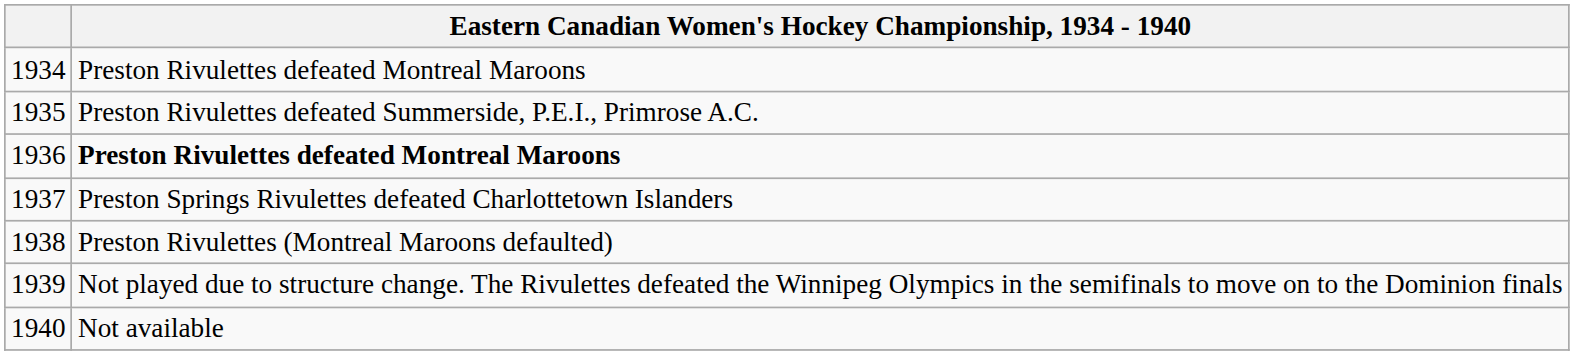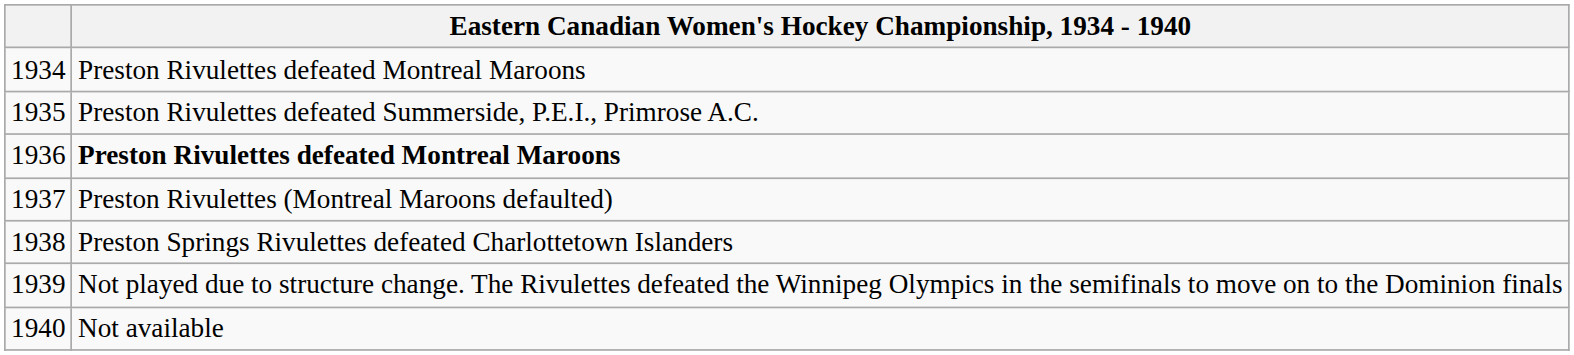(406, 198) Preston Springs Rivulettes defeated Charlottetown Islanders -> (345, 198) Preston Rivulettes (Montreal Maroons defaulted)
(345, 241) Preston Rivulettes (Montreal Maroons defaulted) -> (406, 241) Preston Springs Rivulettes defeated Charlottetown Islanders
